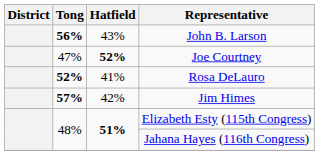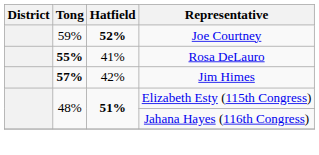- row: (227, 35)
(70, 56) 47% -> (70, 35) 59%
(70, 77) 52% -> (70, 56) 55%
